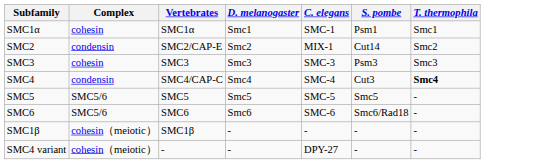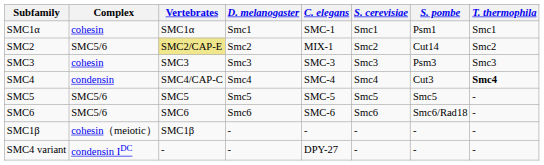+ column: (381, 12)
(93, 46) condensin -> (89, 46) SMC5/6
(192, 46) no background -> (192, 46) khaki background
(114, 149) cohesin（meiotic） -> (102, 150) condensin IDC
